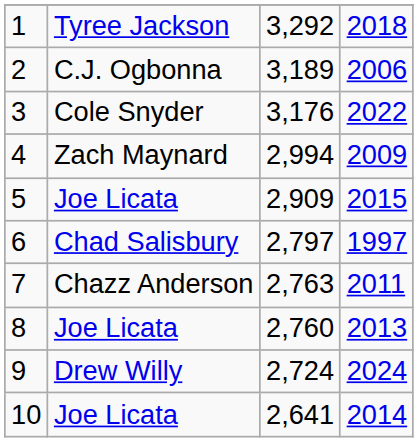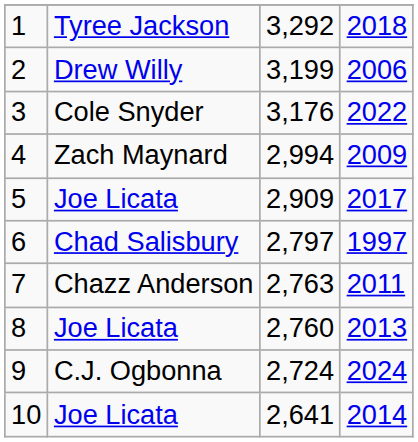(138, 69) C.J. Ogbonna -> (118, 69) Drew Willy
(300, 69) 3,189 -> (300, 69) 3,199
(377, 198) 2015 -> (377, 198) 2017
(118, 371) Drew Willy -> (138, 371) C.J. Ogbonna
